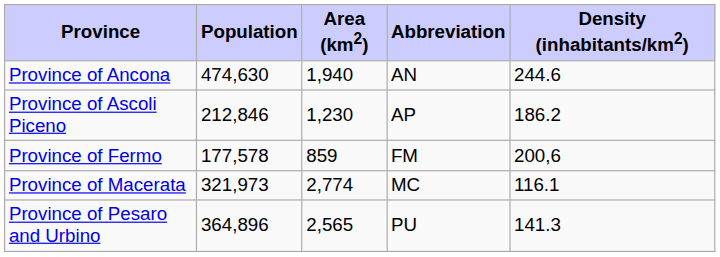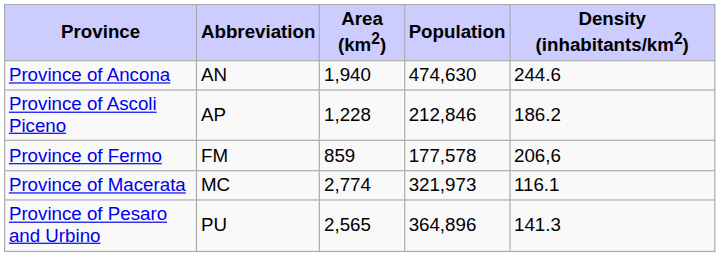columns swapped: (448, 32) <-> (249, 32)
(330, 115) 1,230 -> (347, 115) 1,228
(537, 155) 200,6 -> (537, 155) 206,6
